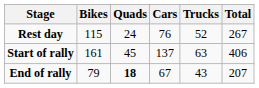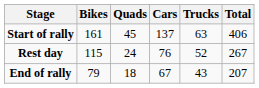rows swapped: (40, 53) <-> (40, 33)
(130, 72) bold -> (130, 72) normal
